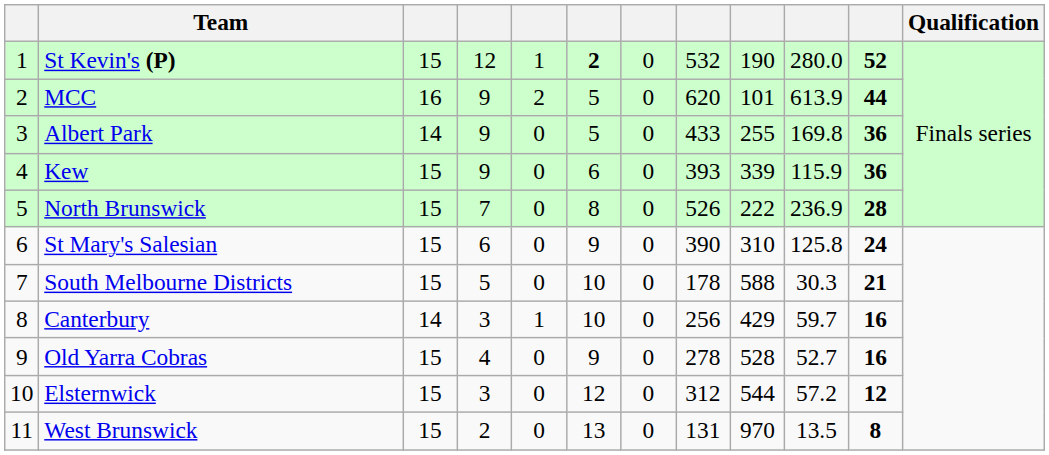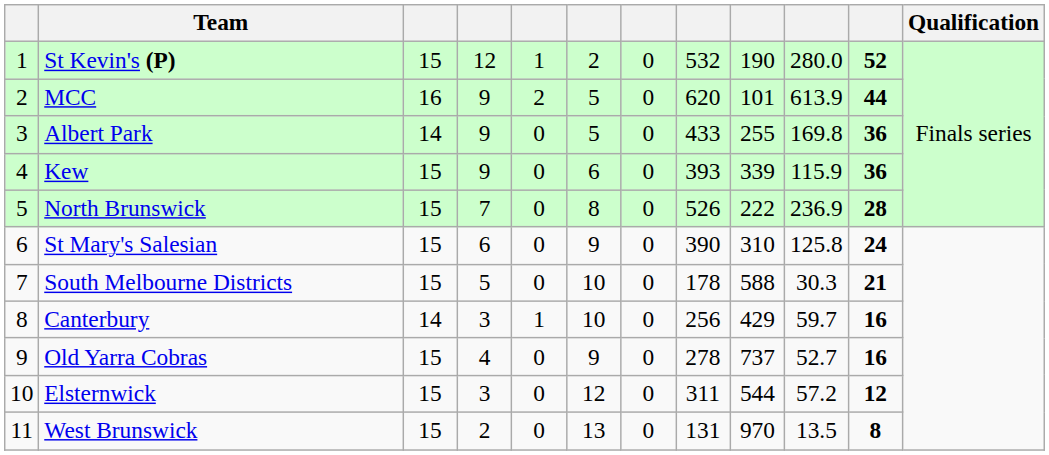(594, 60) bold -> (594, 60) normal
(757, 356) 528 -> (757, 356) 737
(703, 393) 312 -> (703, 393) 311
